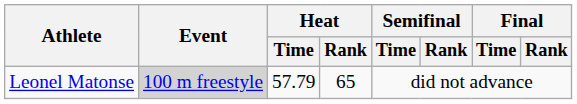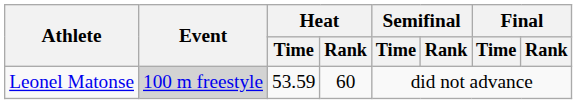(294, 82) 57.79 -> (294, 82) 53.59
(346, 82) 65 -> (346, 82) 60
